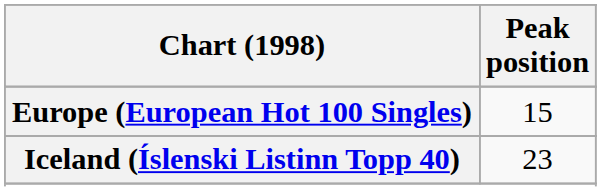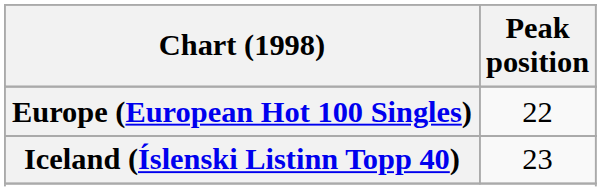(538, 111) 15 -> (538, 111) 22
